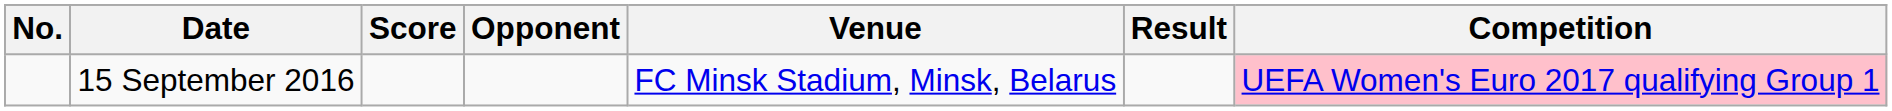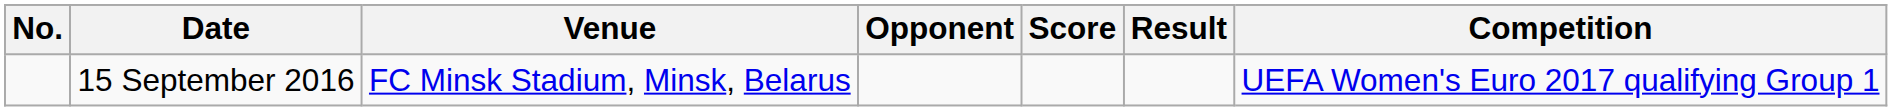columns swapped: (875, 29) <-> (413, 29)
(1561, 79) pink background -> (1561, 79) no background
